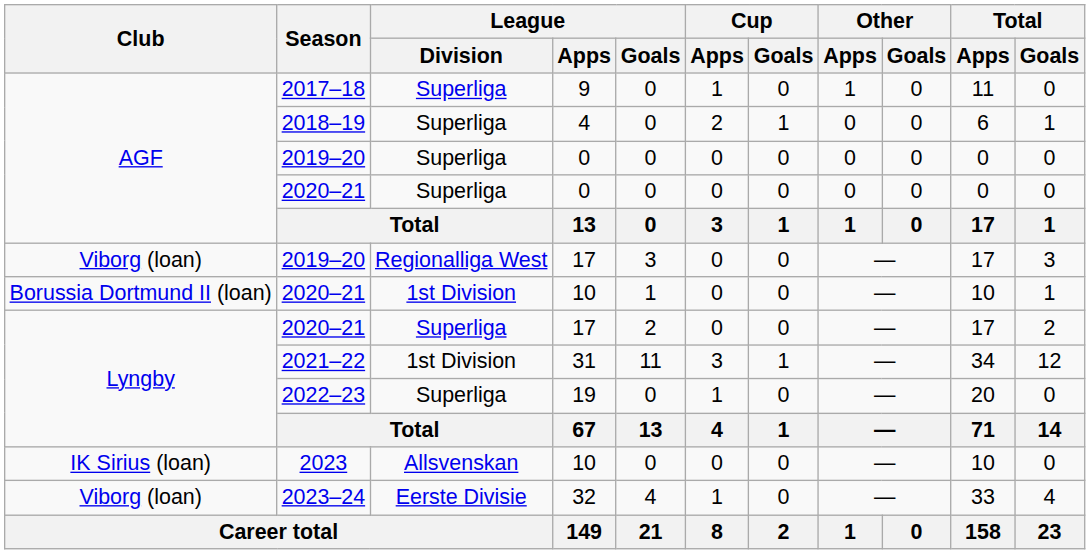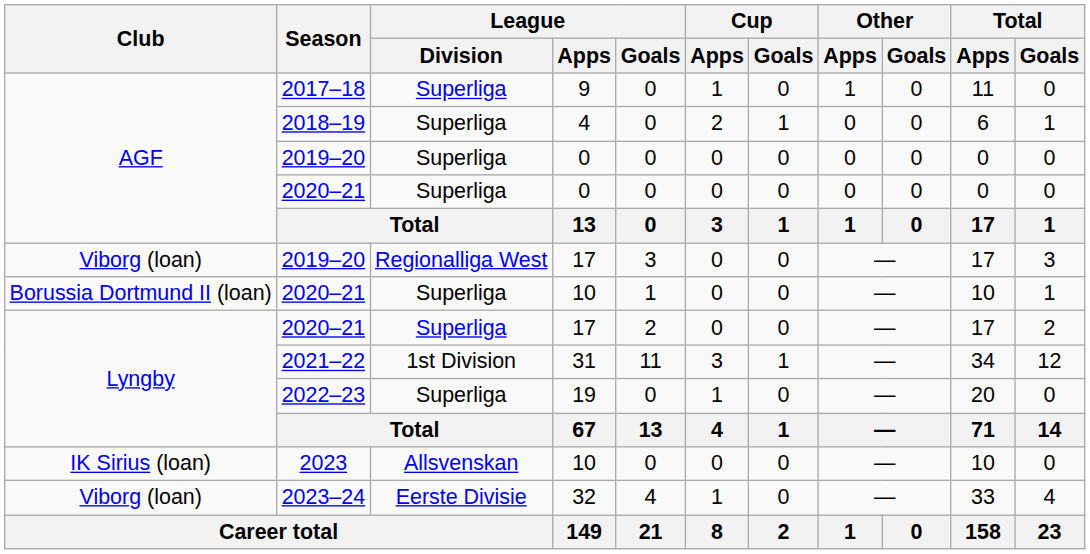(461, 293) 1st Division -> (461, 293) Superliga
